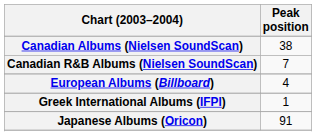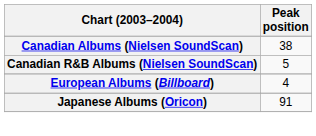(286, 64) 7 -> (286, 64) 5
- row: (132, 102)
